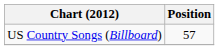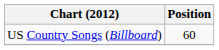(189, 34) 57 -> (189, 34) 60
